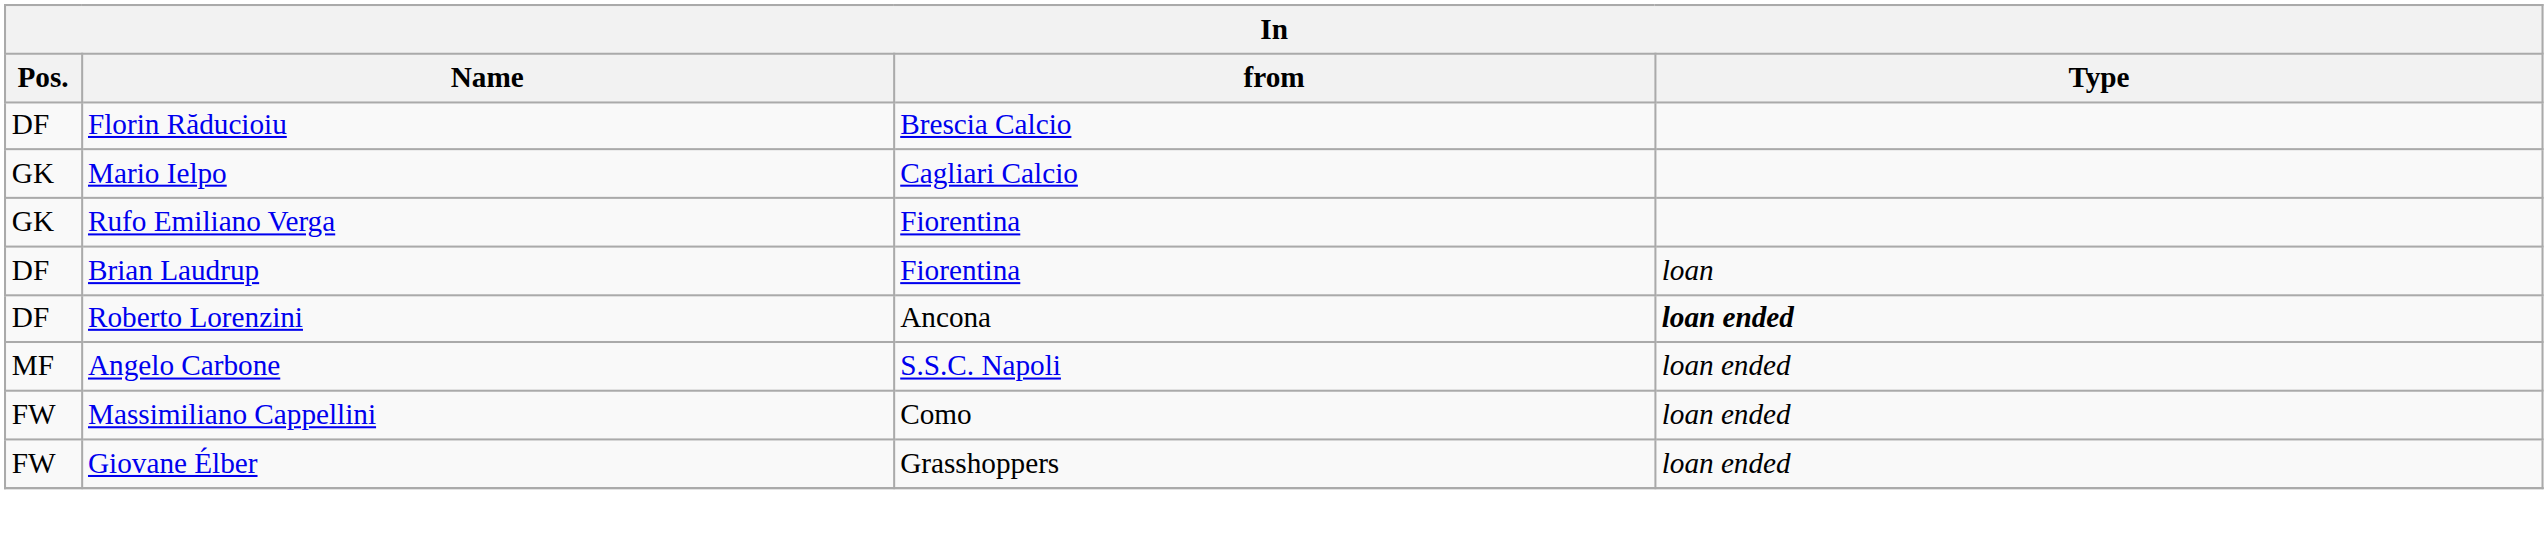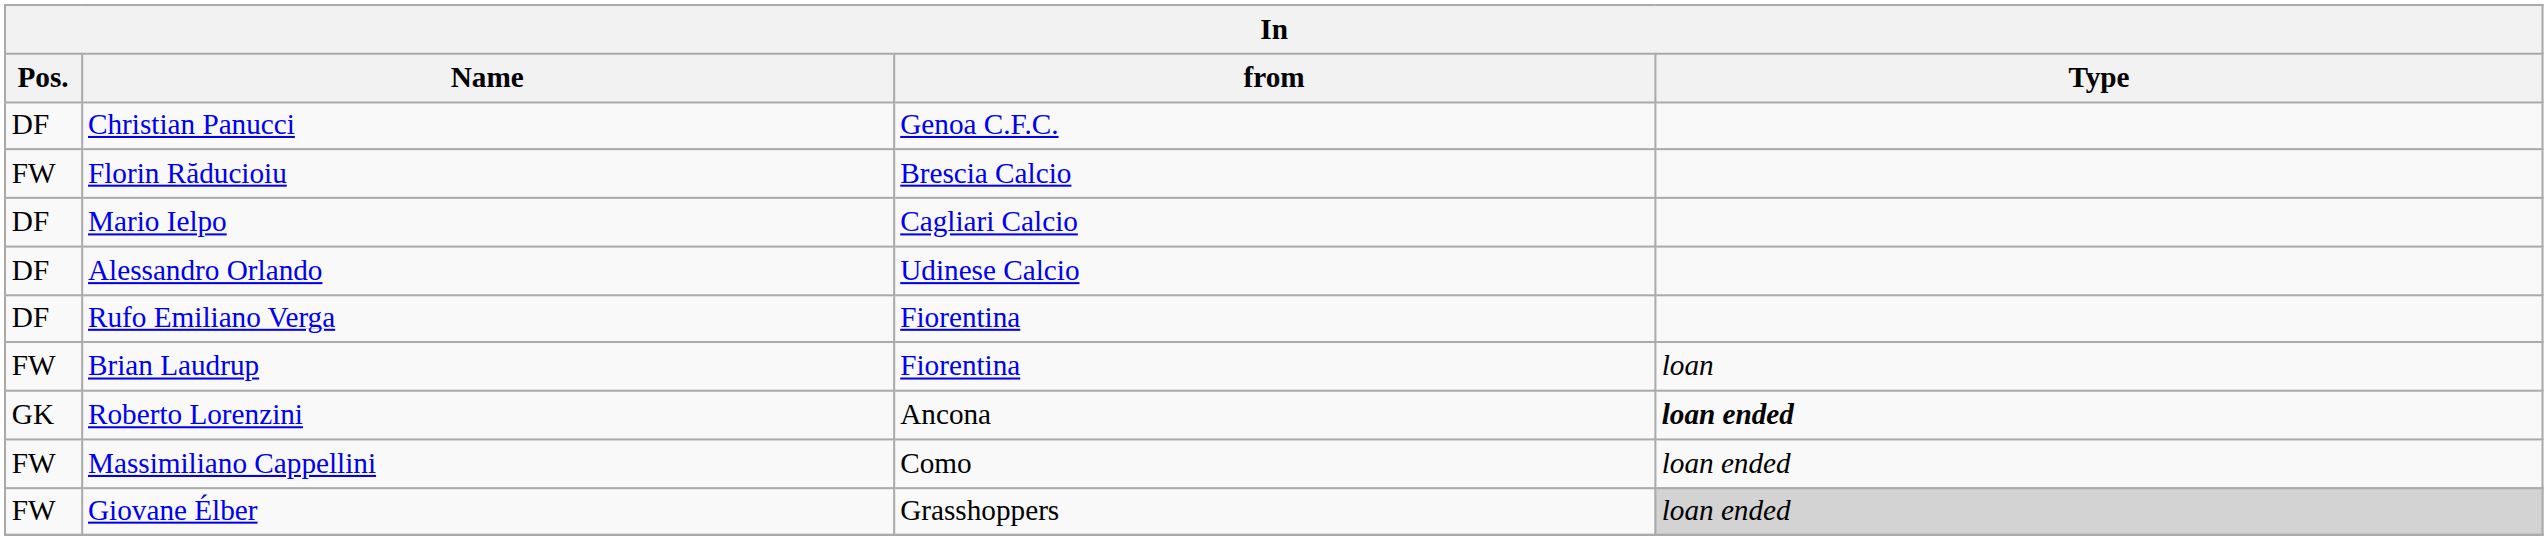+ row: (191, 125)
(31, 125) DF -> (34, 173) FW
(33, 173) GK -> (31, 221) DF
+ row: (205, 270)
(33, 221) GK -> (31, 318) DF
(31, 270) DF -> (34, 366) FW
(31, 318) DF -> (33, 414) GK
- row: (184, 366)
(1726, 462) no background -> (1726, 511) lightgrey background
